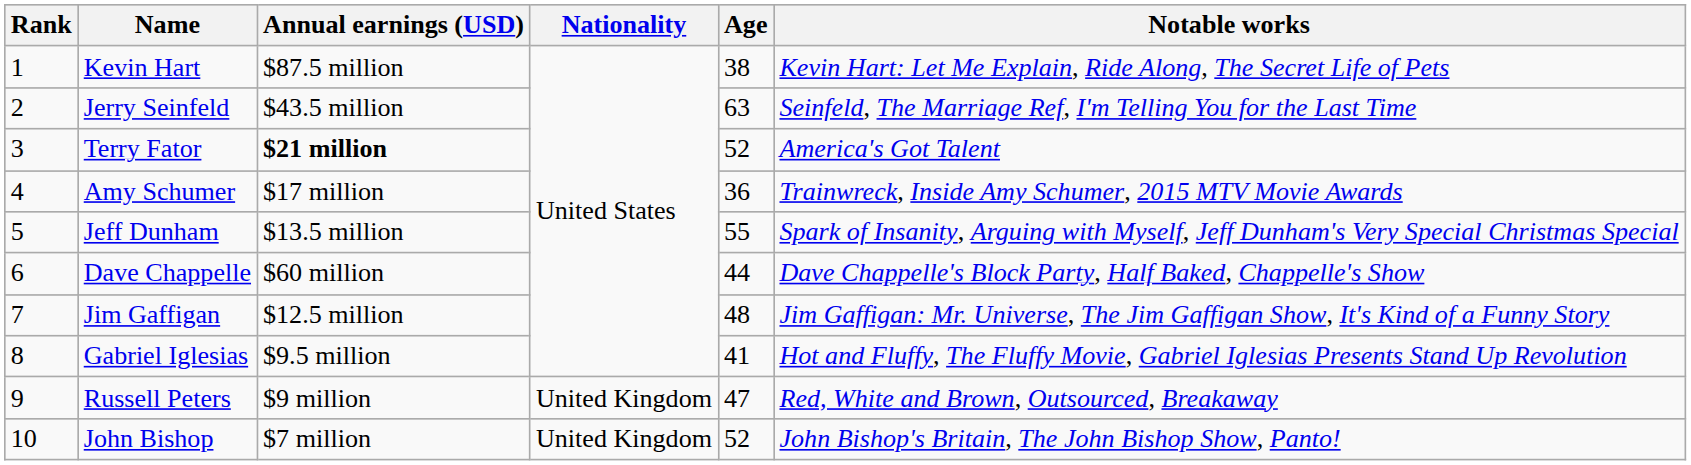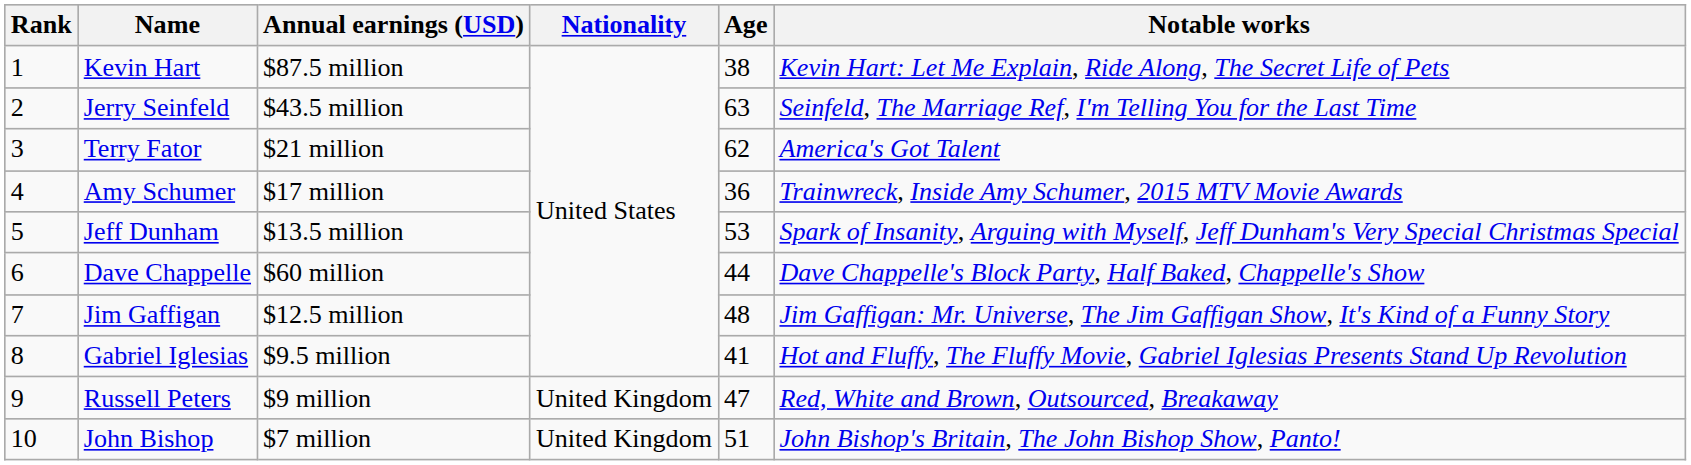(325, 149) bold -> (324, 149) normal
(737, 149) 52 -> (737, 149) 62
(737, 231) 55 -> (737, 231) 53
(737, 438) 52 -> (737, 438) 51
